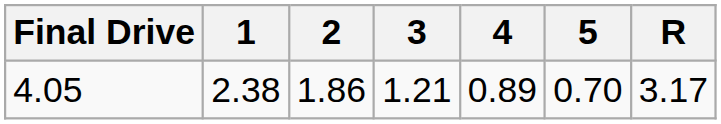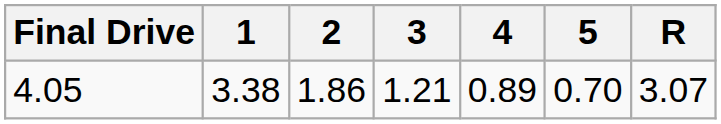(246, 88) 2.38 -> (246, 88) 3.38
(673, 88) 3.17 -> (673, 88) 3.07
